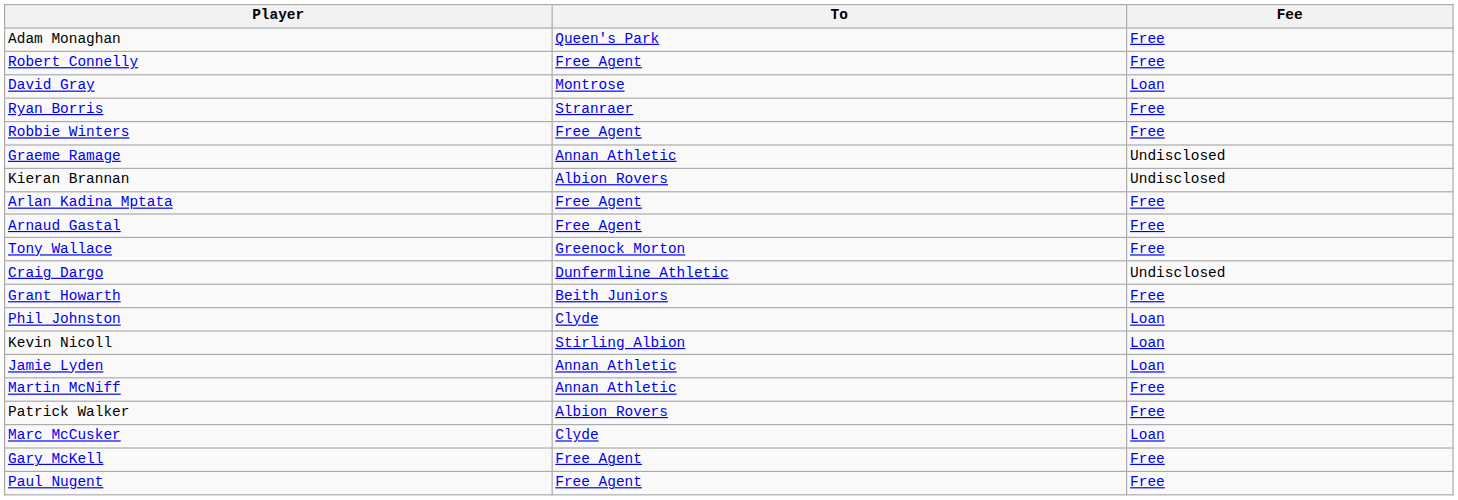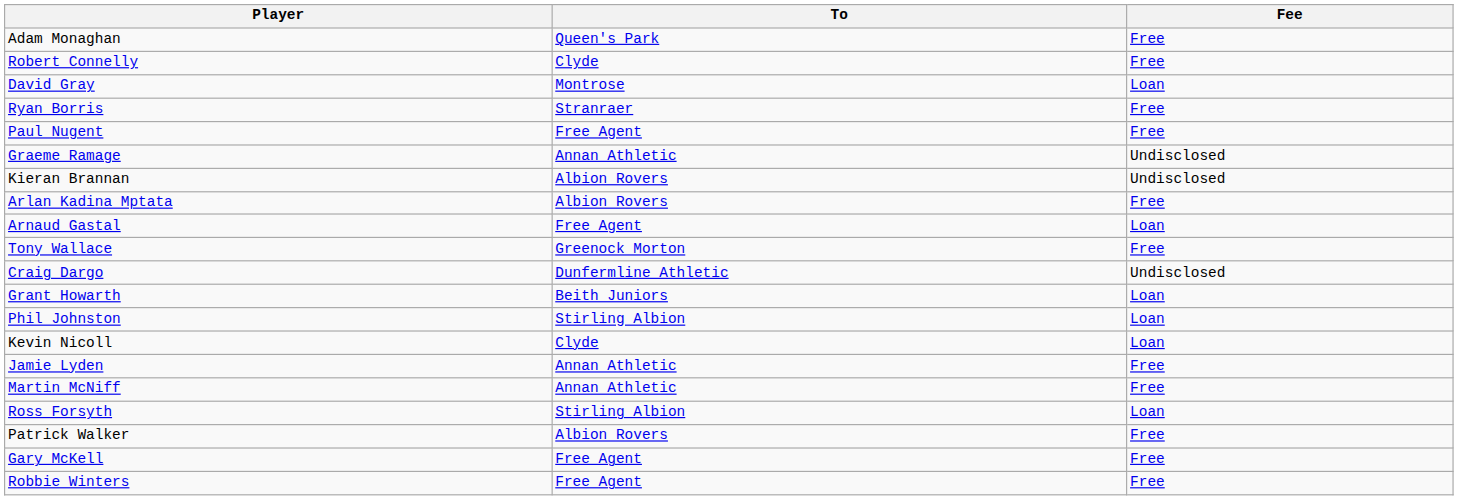(599, 63) Free Agent -> (577, 63) Clyde
rows swapped: (56, 483) <-> (69, 133)
(599, 203) Free Agent -> (612, 203) Albion Rovers
(1147, 227) Free -> (1147, 227) Loan
(1147, 297) Free -> (1147, 297) Loan
(577, 320) Clyde -> (620, 320) Stirling Albion
(620, 343) Stirling Albion -> (577, 343) Clyde
(1147, 366) Loan -> (1147, 366) Free
+ row: (60, 413)
- row: (64, 436)
